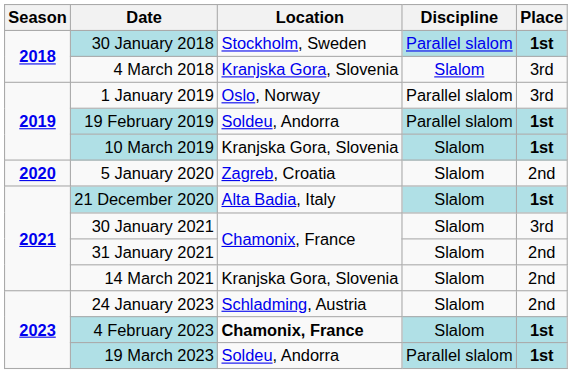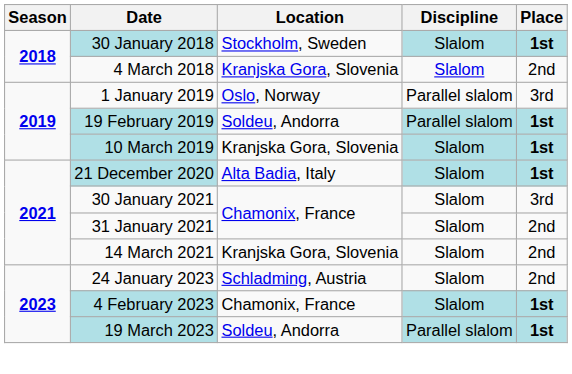(459, 44) Parallel slalom -> (459, 44) Slalom
(542, 70) 3rd -> (542, 70) 2nd
- row: (157, 174)
(293, 330) bold -> (288, 304) normal
